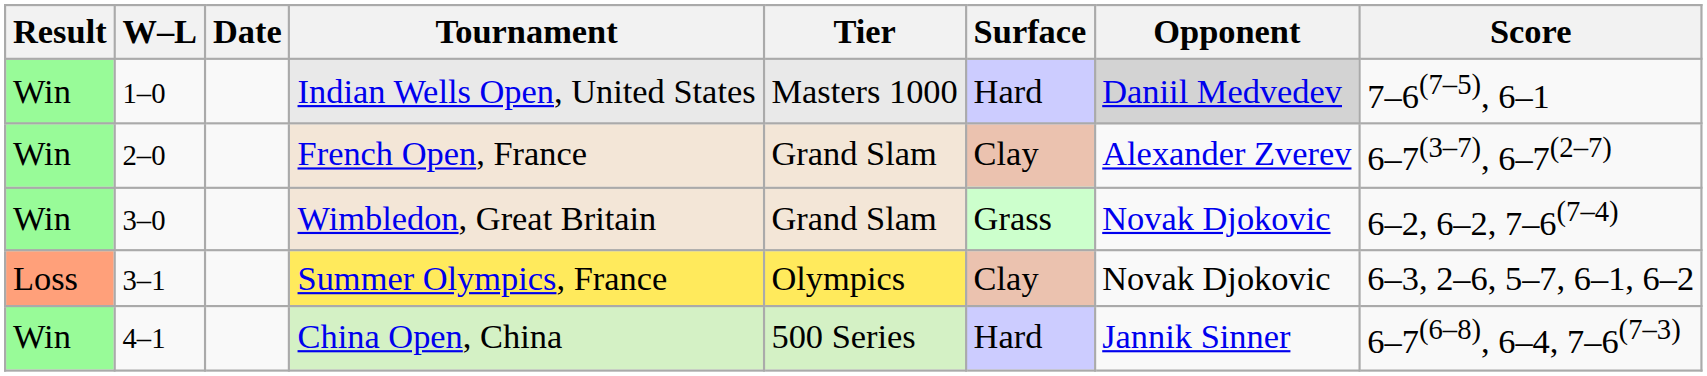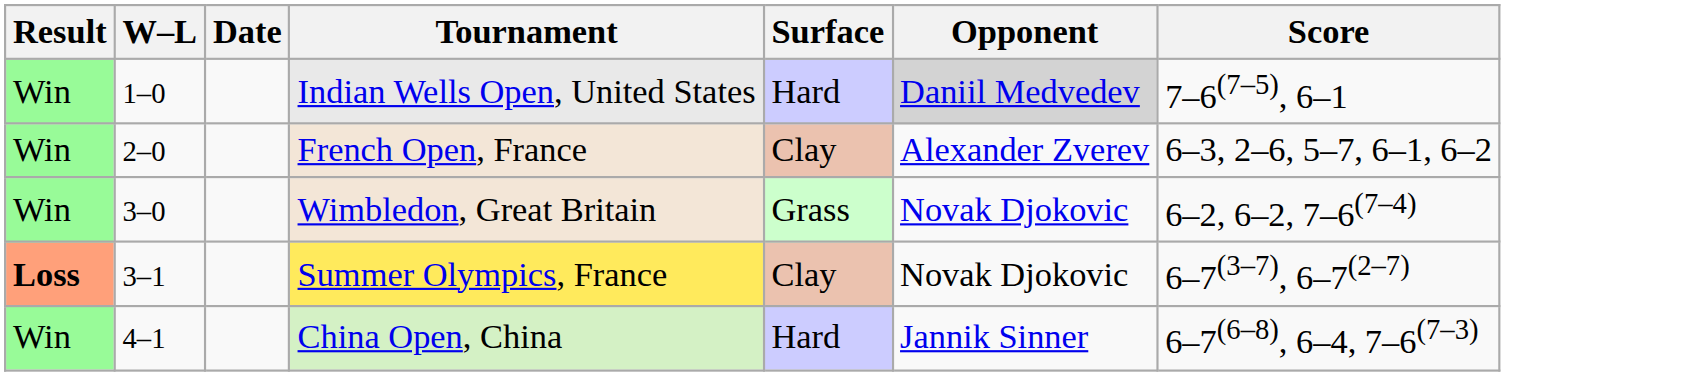- column: (865, 31)
(1490, 154) 6–7(3–7), 6–7(2–7) -> (1329, 150) 6–3, 2–6, 5–7, 6–1, 6–2
(46, 277) normal -> (46, 273) bold
(1531, 277) 6–3, 2–6, 5–7, 6–1, 6–2 -> (1287, 273) 6–7(3–7), 6–7(2–7)
